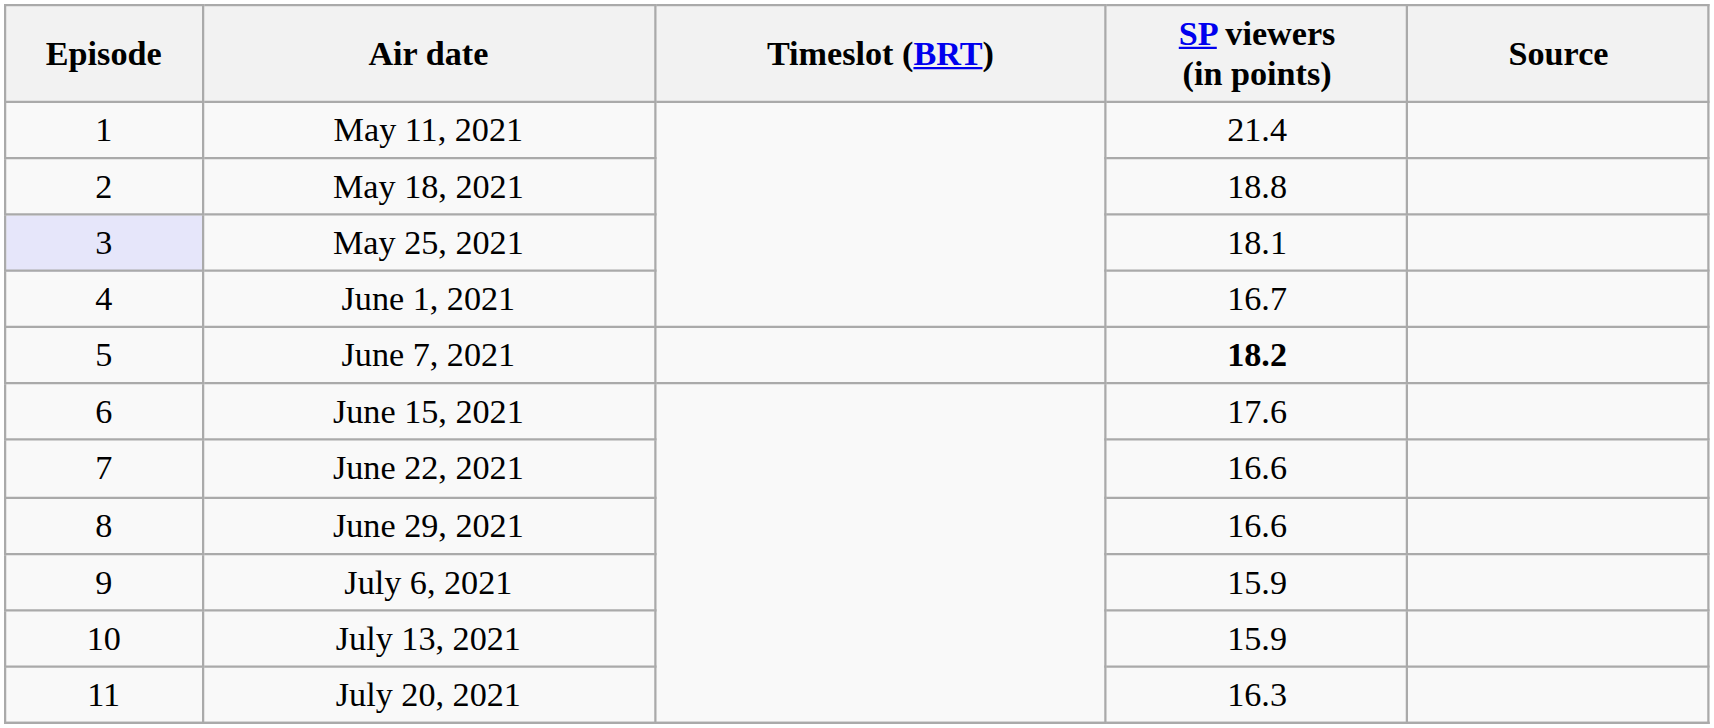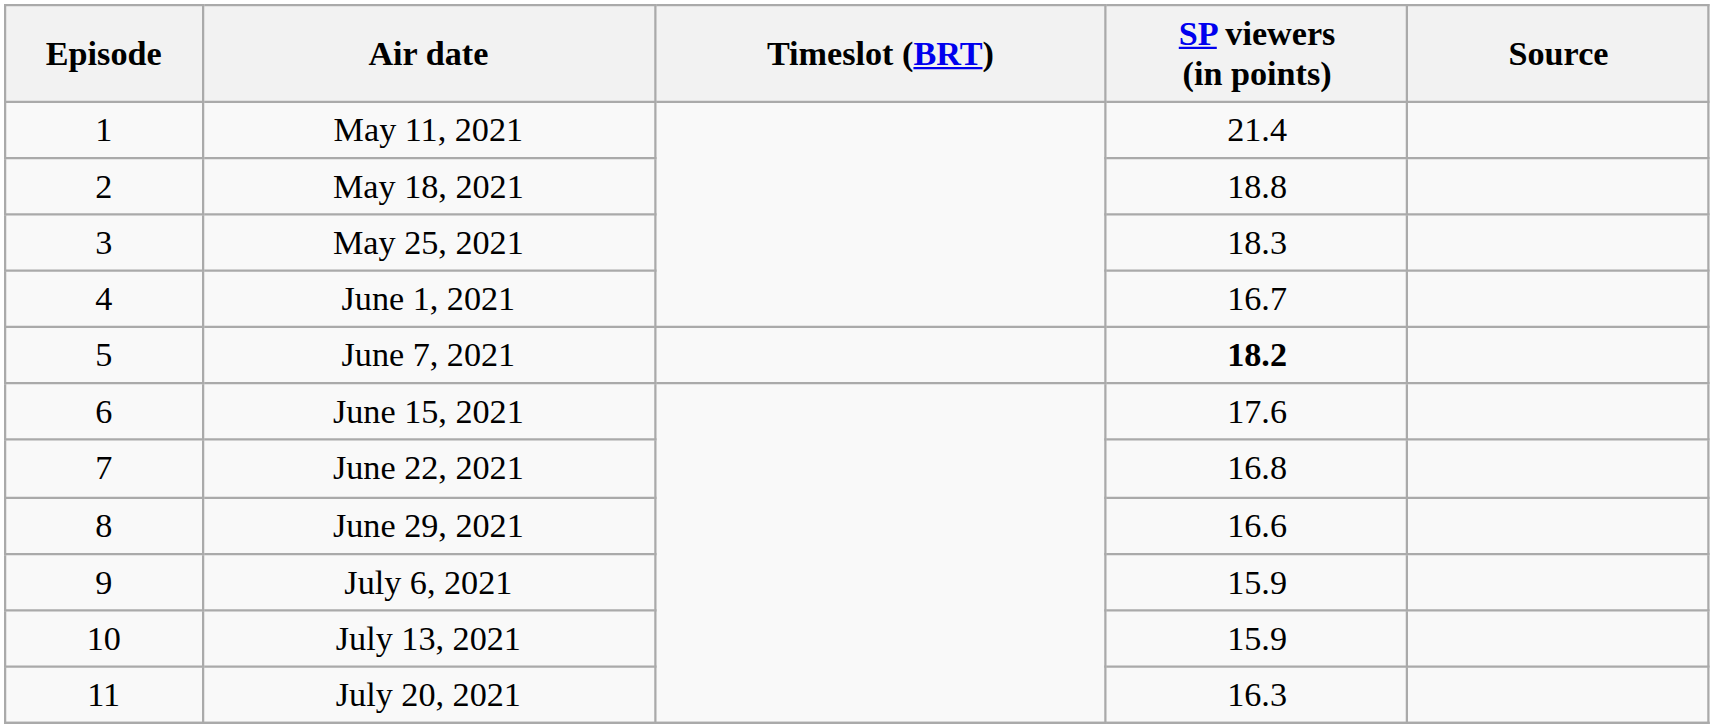(104, 242) lavender background -> (104, 242) no background
(1257, 242) 18.1 -> (1257, 242) 18.3
(1257, 468) 16.6 -> (1257, 468) 16.8
